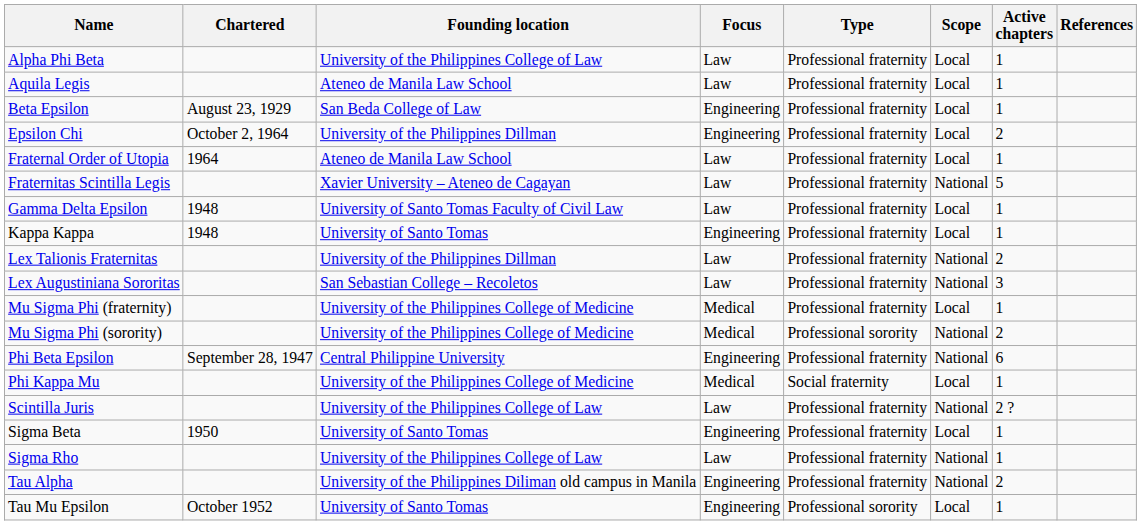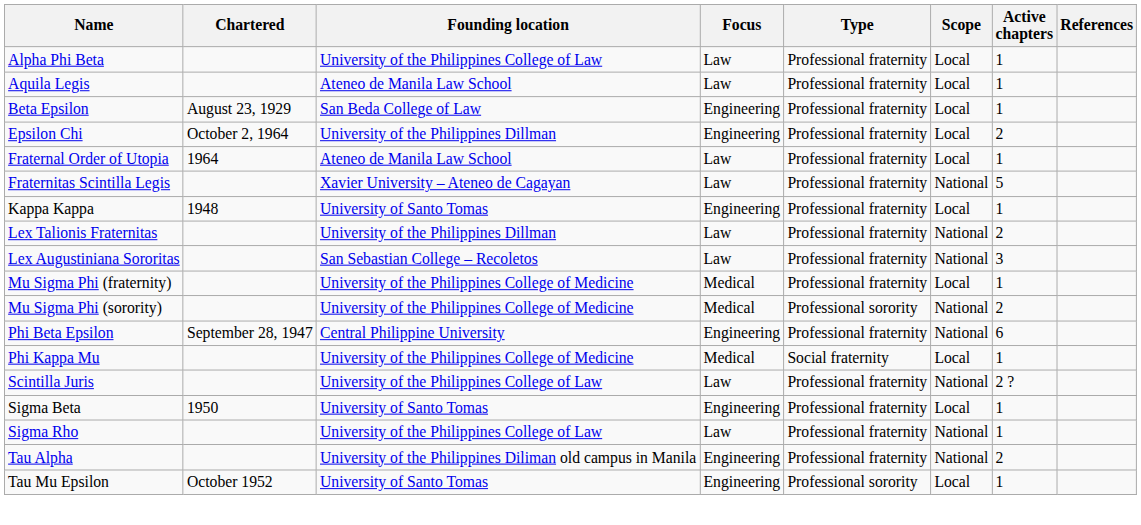- row: (78, 208)
